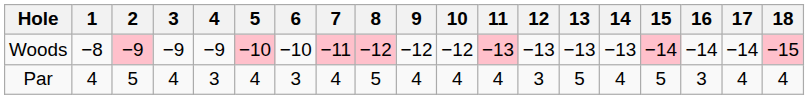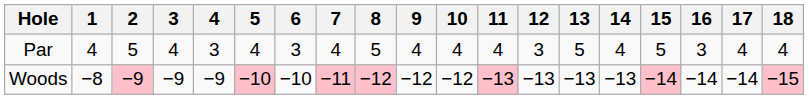rows swapped: (38, 79) <-> (38, 49)
